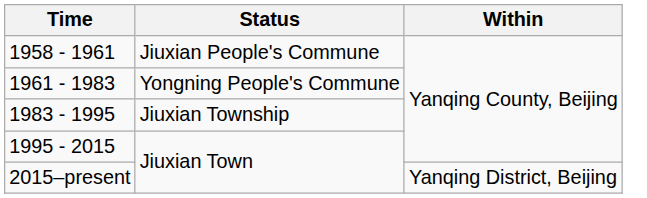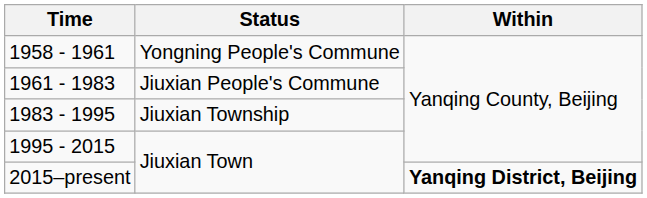(260, 51) Jiuxian People's Commune -> (270, 51) Yongning People's Commune
(270, 83) Yongning People's Commune -> (260, 83) Jiuxian People's Commune
(513, 177) normal -> (523, 177) bold
